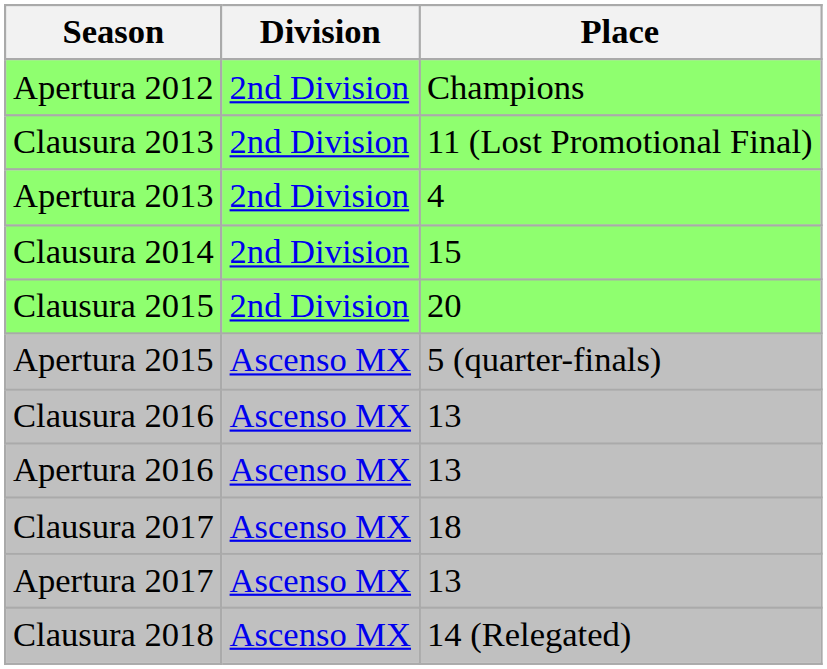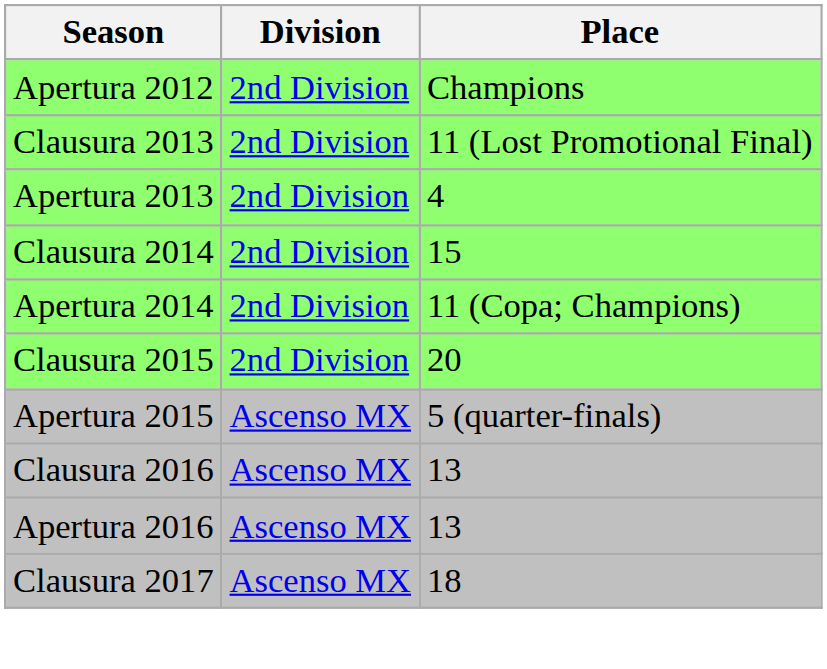+ row: (113, 305)
- row: (113, 580)
- row: (113, 634)
